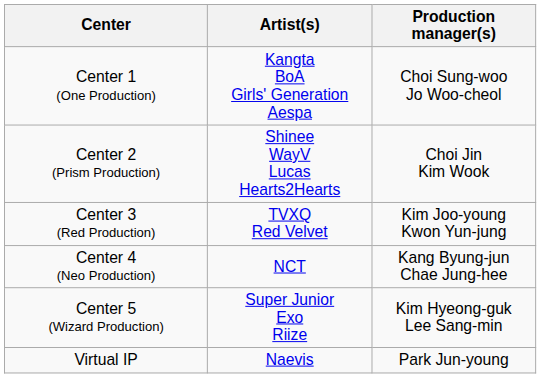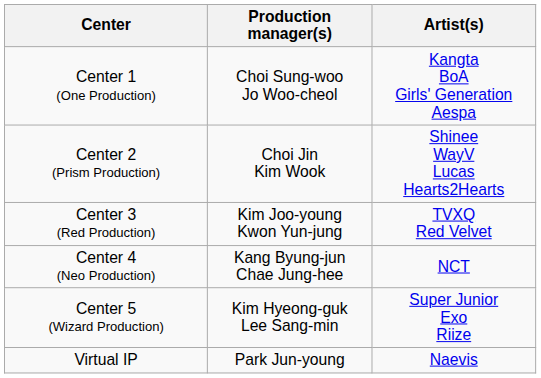columns swapped: (454, 25) <-> (290, 25)
